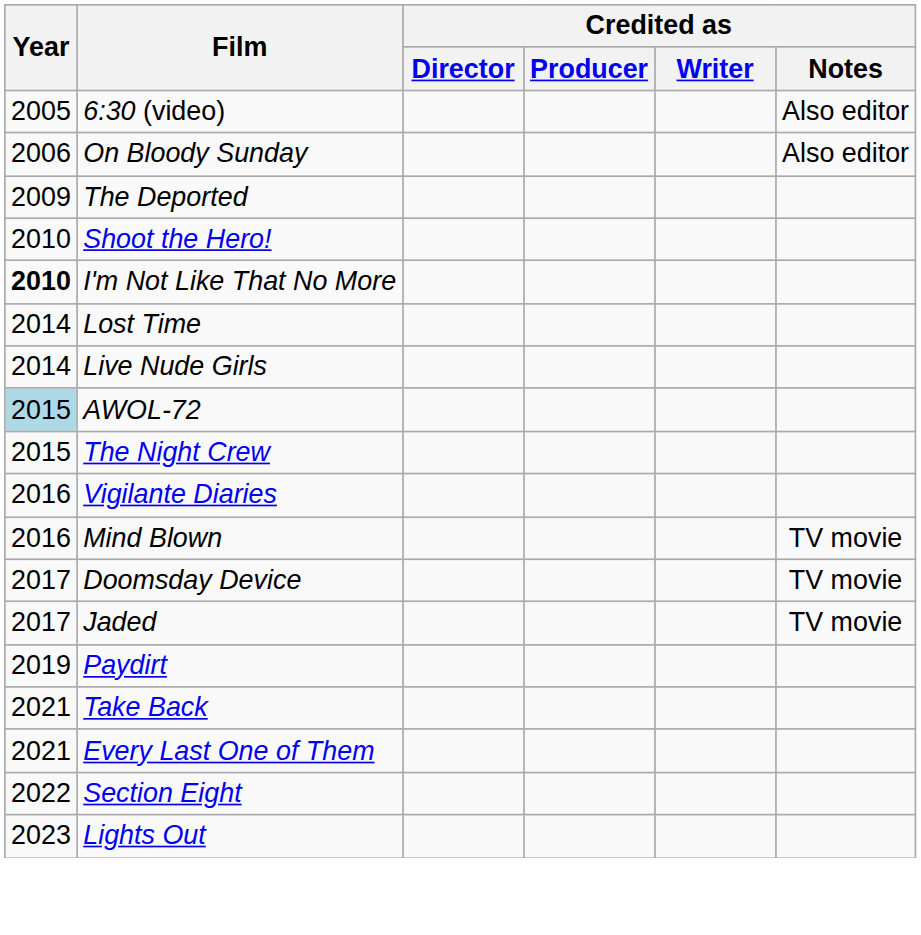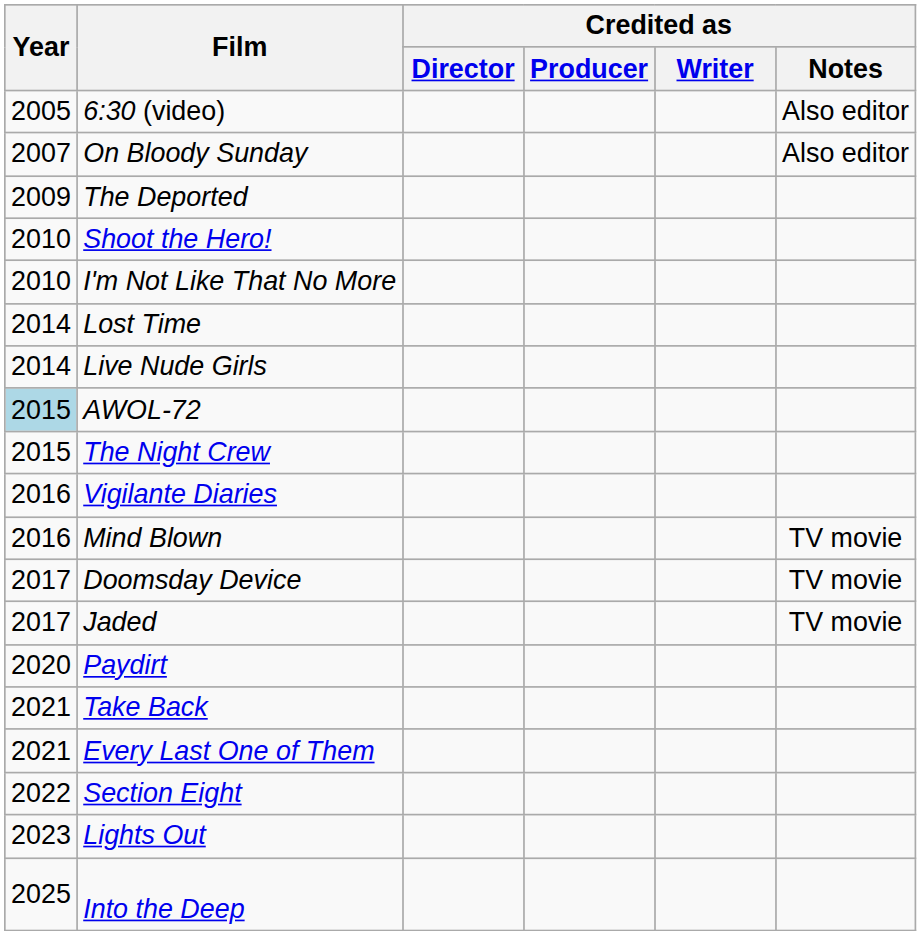(41, 153) 2006 -> (41, 153) 2007
(41, 281) bold -> (41, 281) normal
(41, 665) 2019 -> (41, 665) 2020
+ row: (164, 908)
